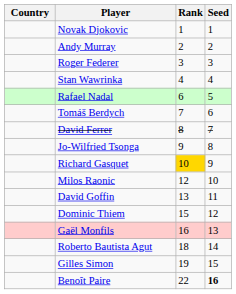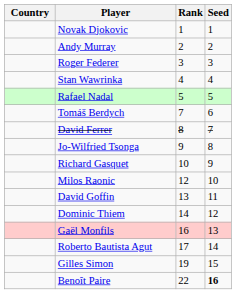(181, 96) 6 -> (181, 96) 5
(183, 163) gold background -> (183, 163) no background
(183, 213) 15 -> (183, 213) 14
(183, 247) 18 -> (183, 247) 17
